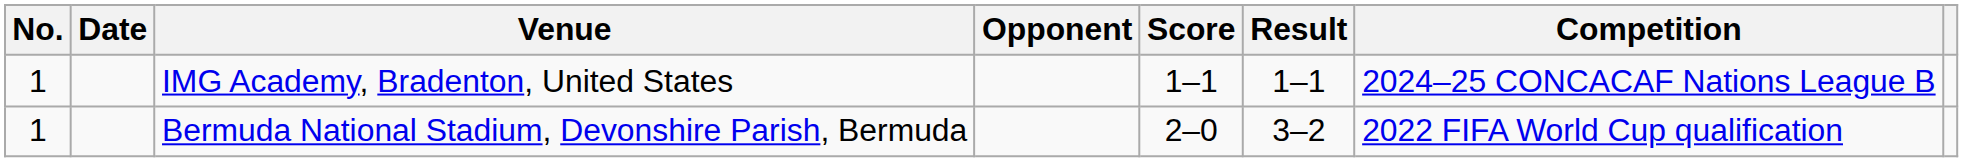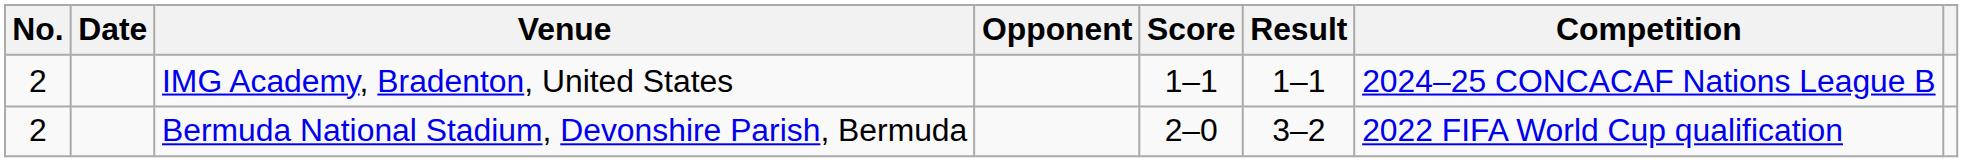(38, 80) 1 -> (38, 80) 2
(38, 130) 1 -> (38, 130) 2
